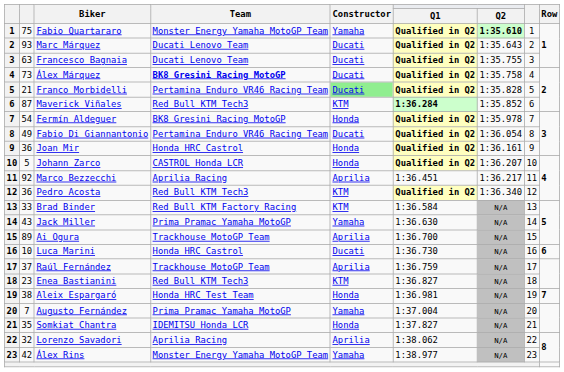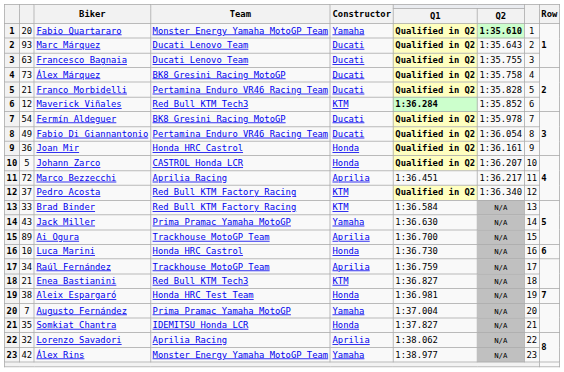(27, 31) 75 -> (27, 31) 20
(219, 75) bold -> (219, 75) normal
(348, 90) lightgreen background -> (348, 90) no background
(27, 104) 87 -> (27, 104) 12
(346, 119) Honda -> (348, 119) Ducati
(27, 178) 92 -> (27, 178) 72
(27, 193) 36 -> (27, 193) 37
(200, 193) Red Bull KTM Tech3 -> (224, 193) Red Bull KTM Factory Racing
(348, 252) Ducati -> (346, 252) Honda
(27, 266) 37 -> (27, 266) 34
(27, 281) 23 -> (27, 281) 21
